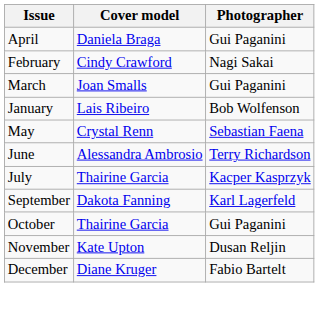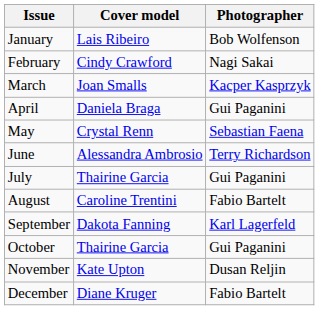rows swapped: (30, 108) <-> (23, 39)
(247, 85) Gui Paganini -> (260, 85) Kacper Kasprzyk
(260, 177) Kacper Kasprzyk -> (247, 177) Gui Paganini
+ row: (29, 200)
